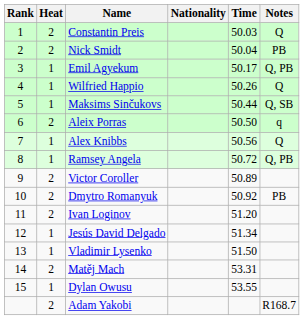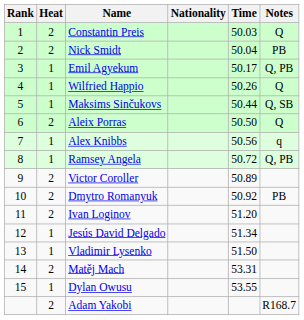(279, 123) q -> (279, 123) Q
(279, 141) Q -> (279, 141) q
